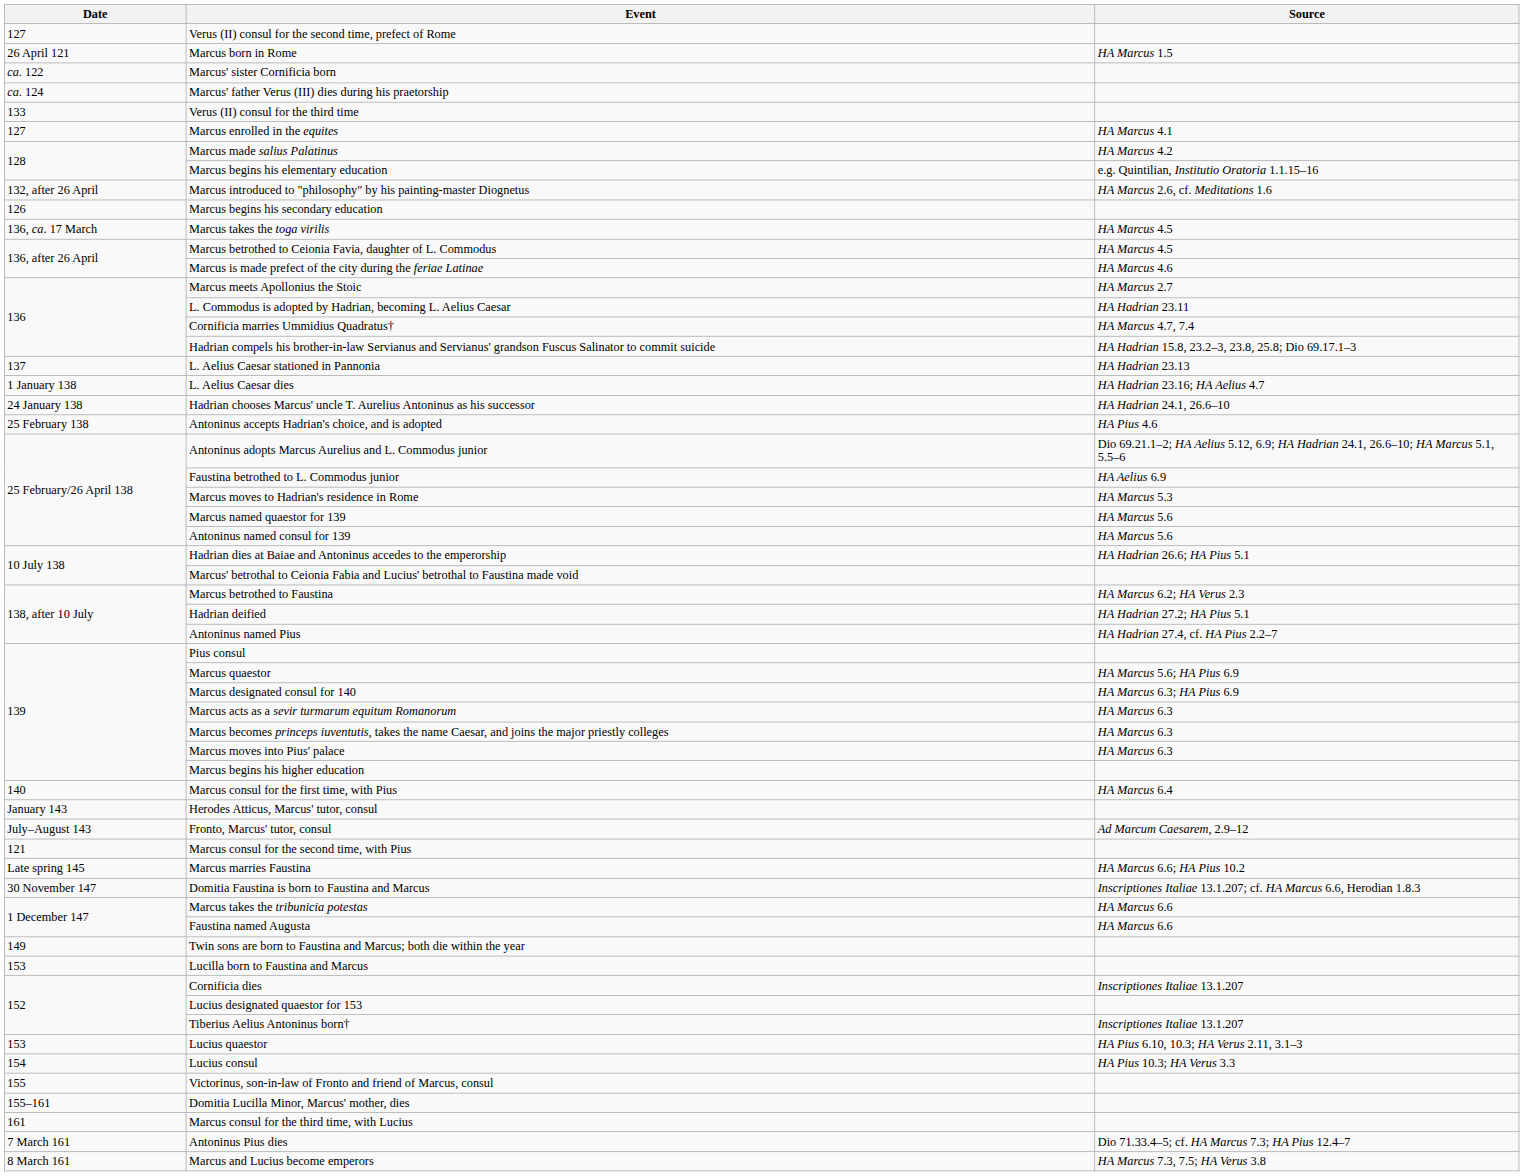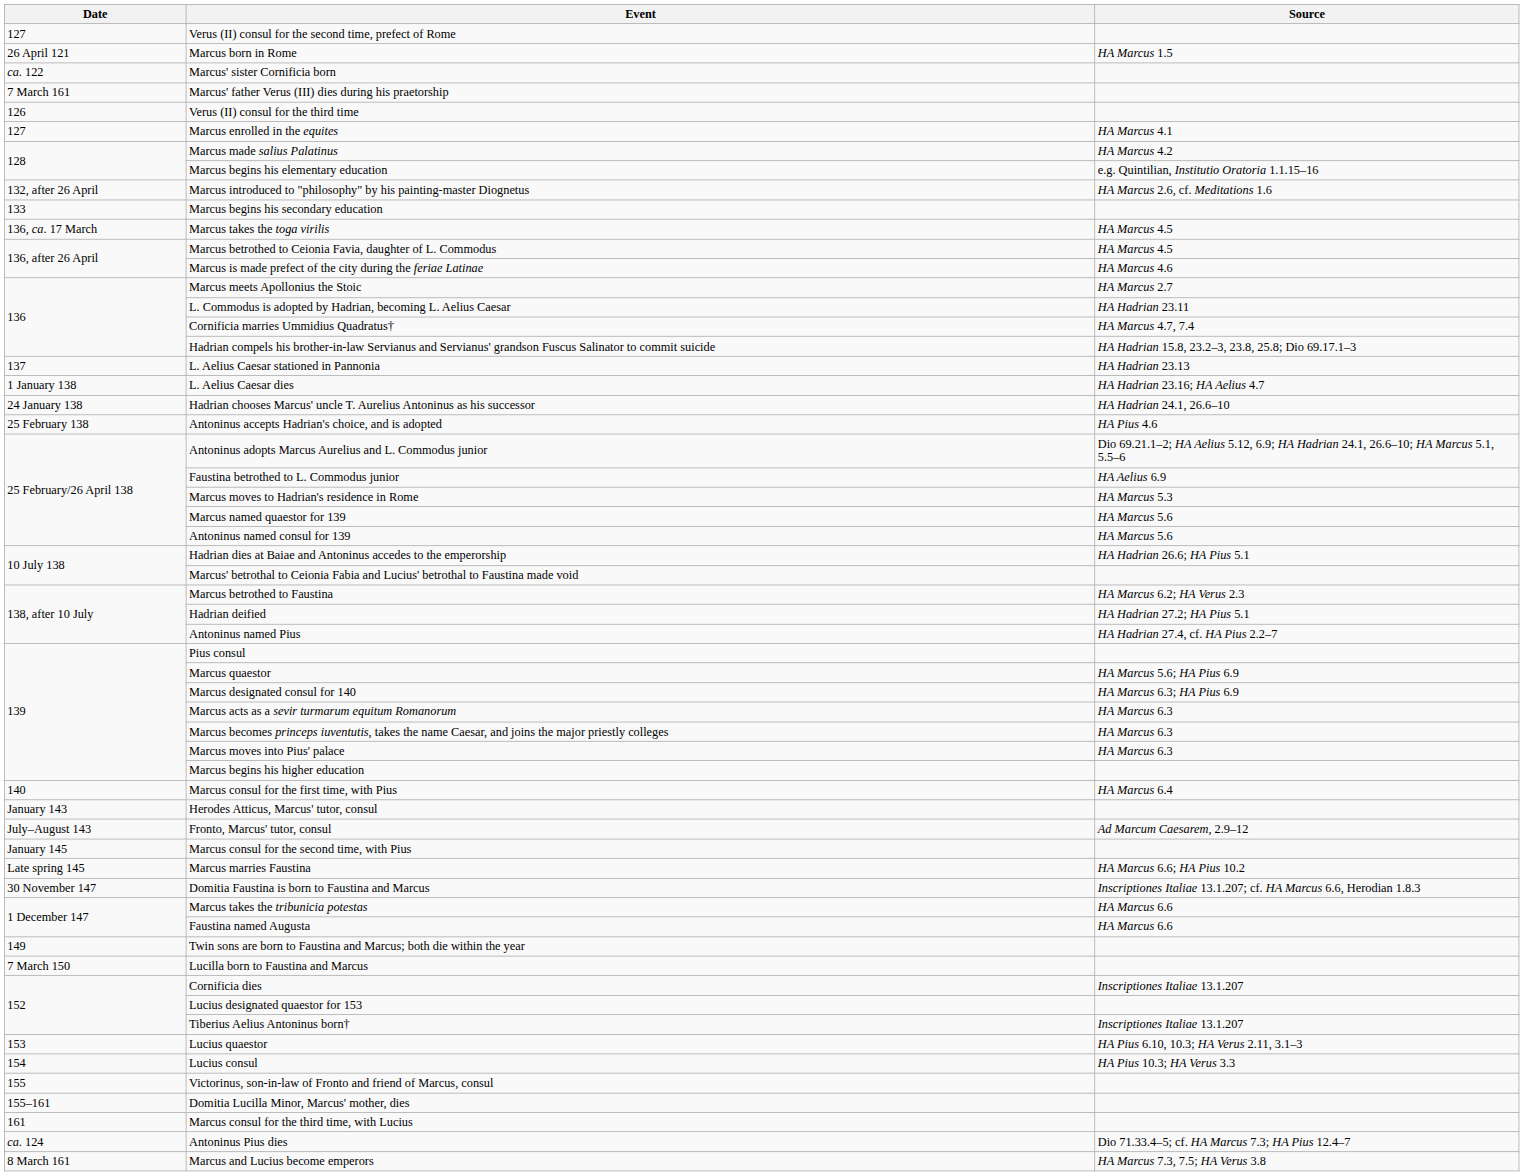(25, 92) ca. 124 -> (39, 92) 7 March 161
(16, 111) 133 -> (16, 111) 126
(16, 209) 126 -> (16, 209) 133
(16, 848) 121 -> (37, 848) January 145
(16, 965) 153 -> (39, 965) 7 March 150
(39, 1141) 7 March 161 -> (25, 1141) ca. 124
